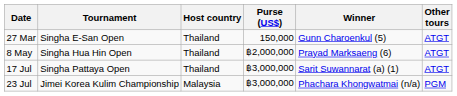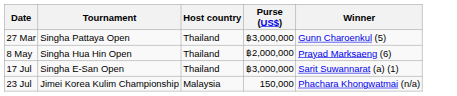- column: (437, 17)
(82, 37) Singha E-San Open -> (85, 38) Singha Pattaya Open
(277, 37) 150,000 -> (270, 37) ฿3,000,000
(85, 68) Singha Pattaya Open -> (82, 69) Singha E-San Open
(270, 83) ฿3,000,000 -> (277, 84) 150,000
